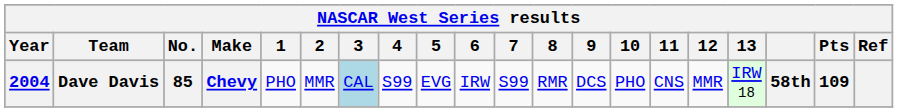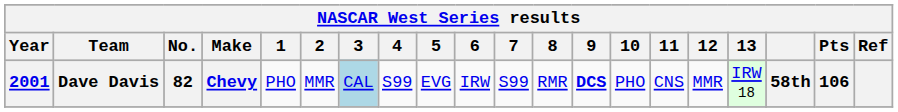(29, 83) 2004 -> (29, 83) 2001
(183, 83) 85 -> (183, 83) 82
(591, 83) normal -> (591, 83) bold
(834, 83) 109 -> (834, 83) 106
